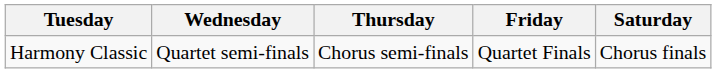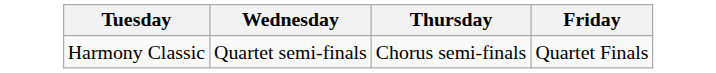- column: (653, 20)
